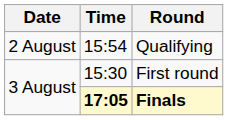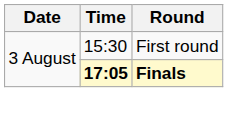- row: (174, 45)
